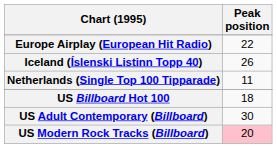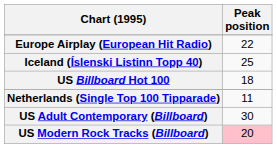(247, 62) 26 -> (247, 62) 25
rows swapped: (113, 80) <-> (113, 98)
